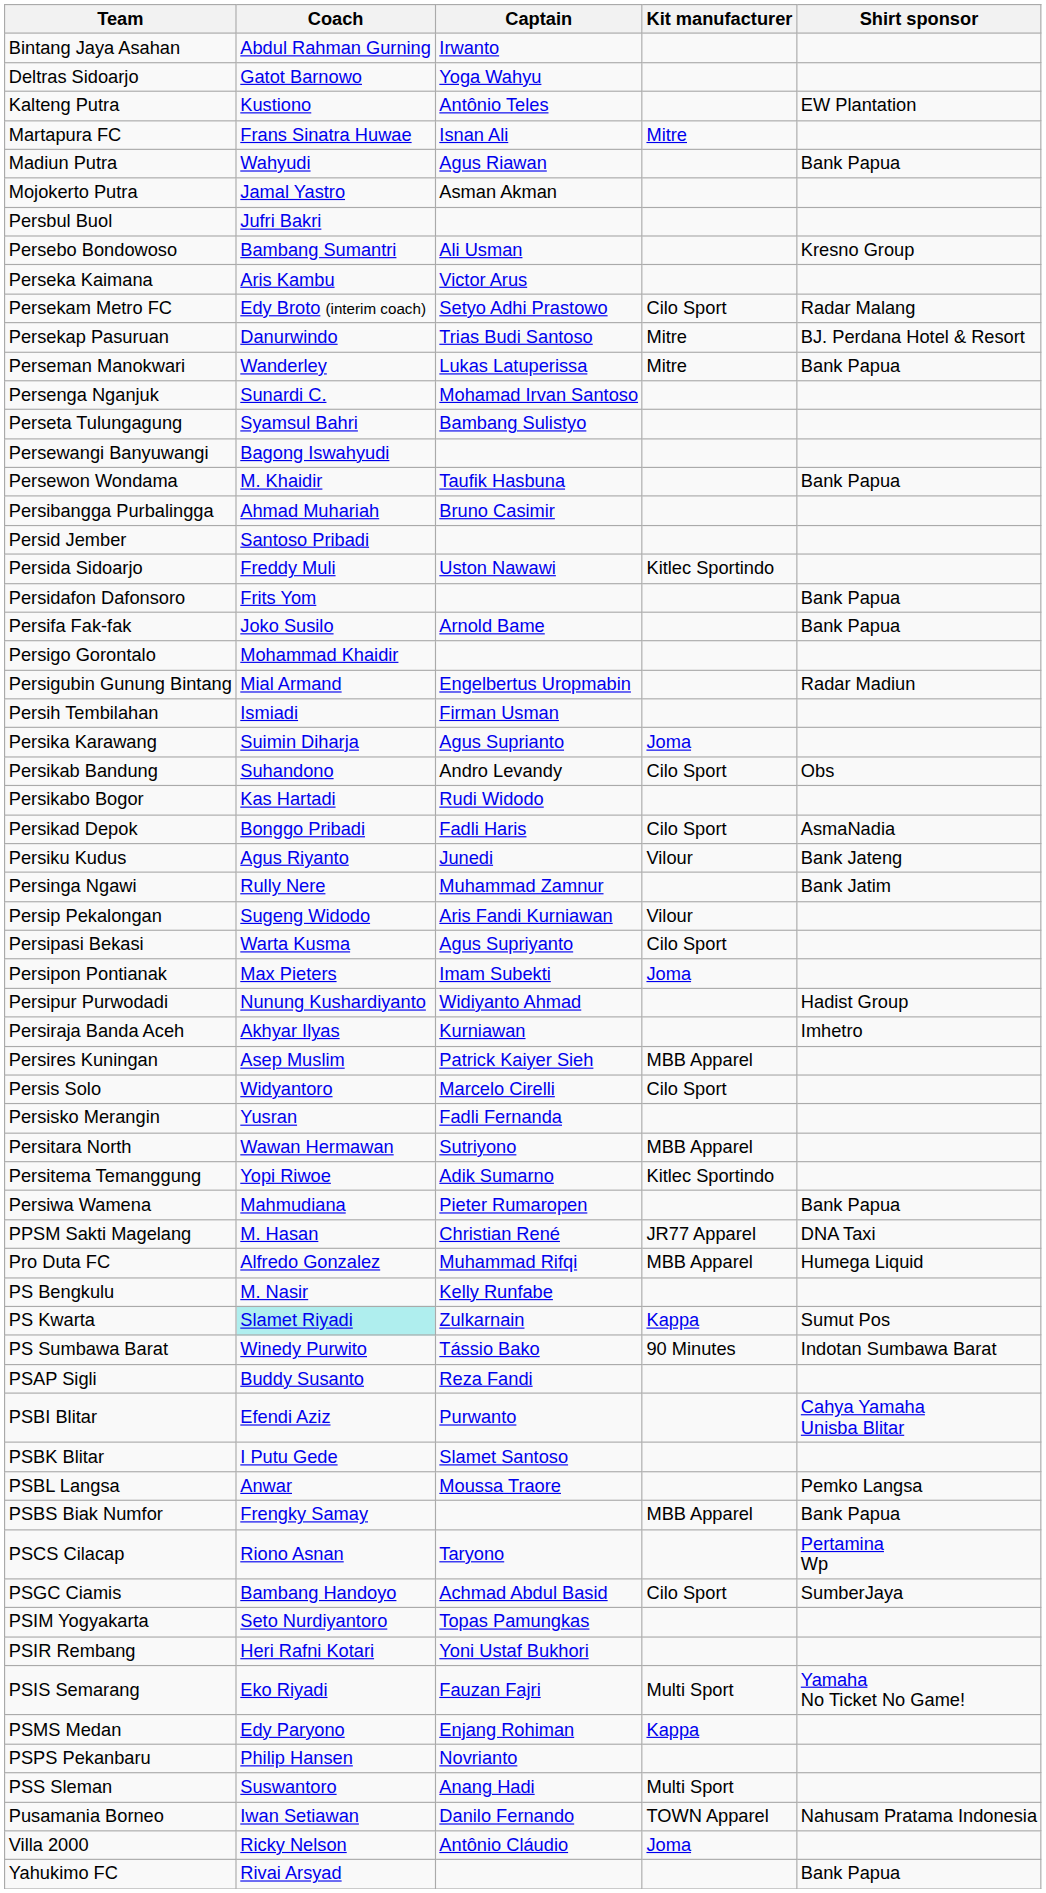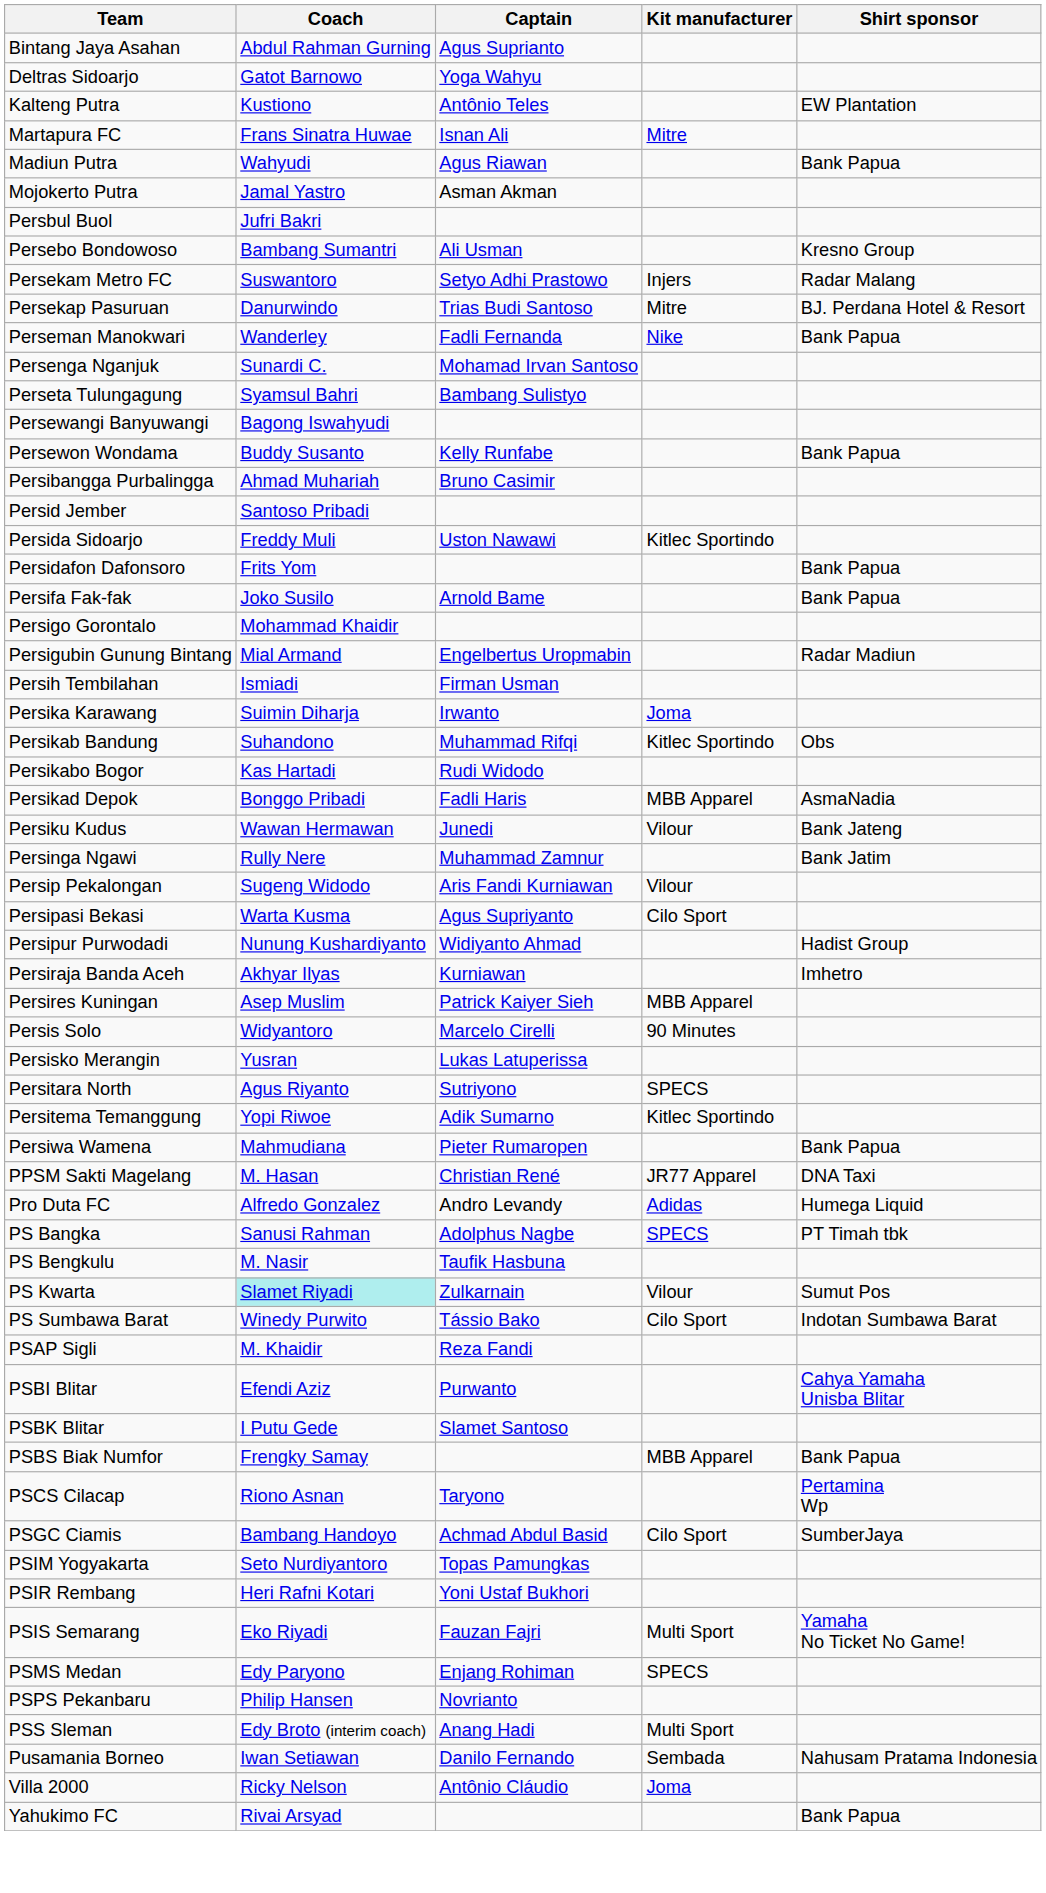(469, 47) Irwanto -> (502, 47) Agus Suprianto
- row: (81, 279)
(333, 308) Edy Broto (interim coach) -> (288, 279) Suswantoro
(687, 308) Cilo Sport -> (669, 279) Injers
(513, 366) Lukas Latuperissa -> (501, 337) Fadli Fernanda
(667, 366) Mitre -> (665, 337) Nike
(281, 481) M. Khaidir -> (302, 452) Buddy Susanto
(502, 481) Taufik Hasbuna -> (496, 452) Kelly Runfabe
(502, 742) Agus Suprianto -> (469, 713) Irwanto
(501, 771) Andro Levandy -> (508, 742) Muhammad Rifqi
(687, 771) Cilo Sport -> (710, 742) Kitlec Sportindo
(687, 828) Cilo Sport -> (700, 800) MBB Apparel
(295, 857) Agus Riyanto -> (317, 828) Wawan Hermawan
- row: (88, 973)
(687, 1089) Cilo Sport -> (691, 1031) 90 Minutes
(501, 1118) Fadli Fernanda -> (513, 1060) Lukas Latuperissa
(317, 1147) Wawan Hermawan -> (295, 1089) Agus Riyanto
(700, 1147) MBB Apparel -> (677, 1089) SPECS
(508, 1262) Muhammad Rifqi -> (501, 1204) Andro Levandy
(700, 1262) MBB Apparel -> (674, 1204) Adidas
+ row: (54, 1233)
(496, 1291) Kelly Runfabe -> (502, 1262) Taufik Hasbuna
(673, 1320) Kappa -> (670, 1291) Vilour
(691, 1349) 90 Minutes -> (687, 1320) Cilo Sport
(302, 1378) Buddy Susanto -> (281, 1349) M. Khaidir
- row: (64, 1485)
(673, 1729) Kappa -> (677, 1671) SPECS
(288, 1787) Suswantoro -> (333, 1729) Edy Broto (interim coach)
(708, 1816) TOWN Apparel -> (686, 1758) Sembada
